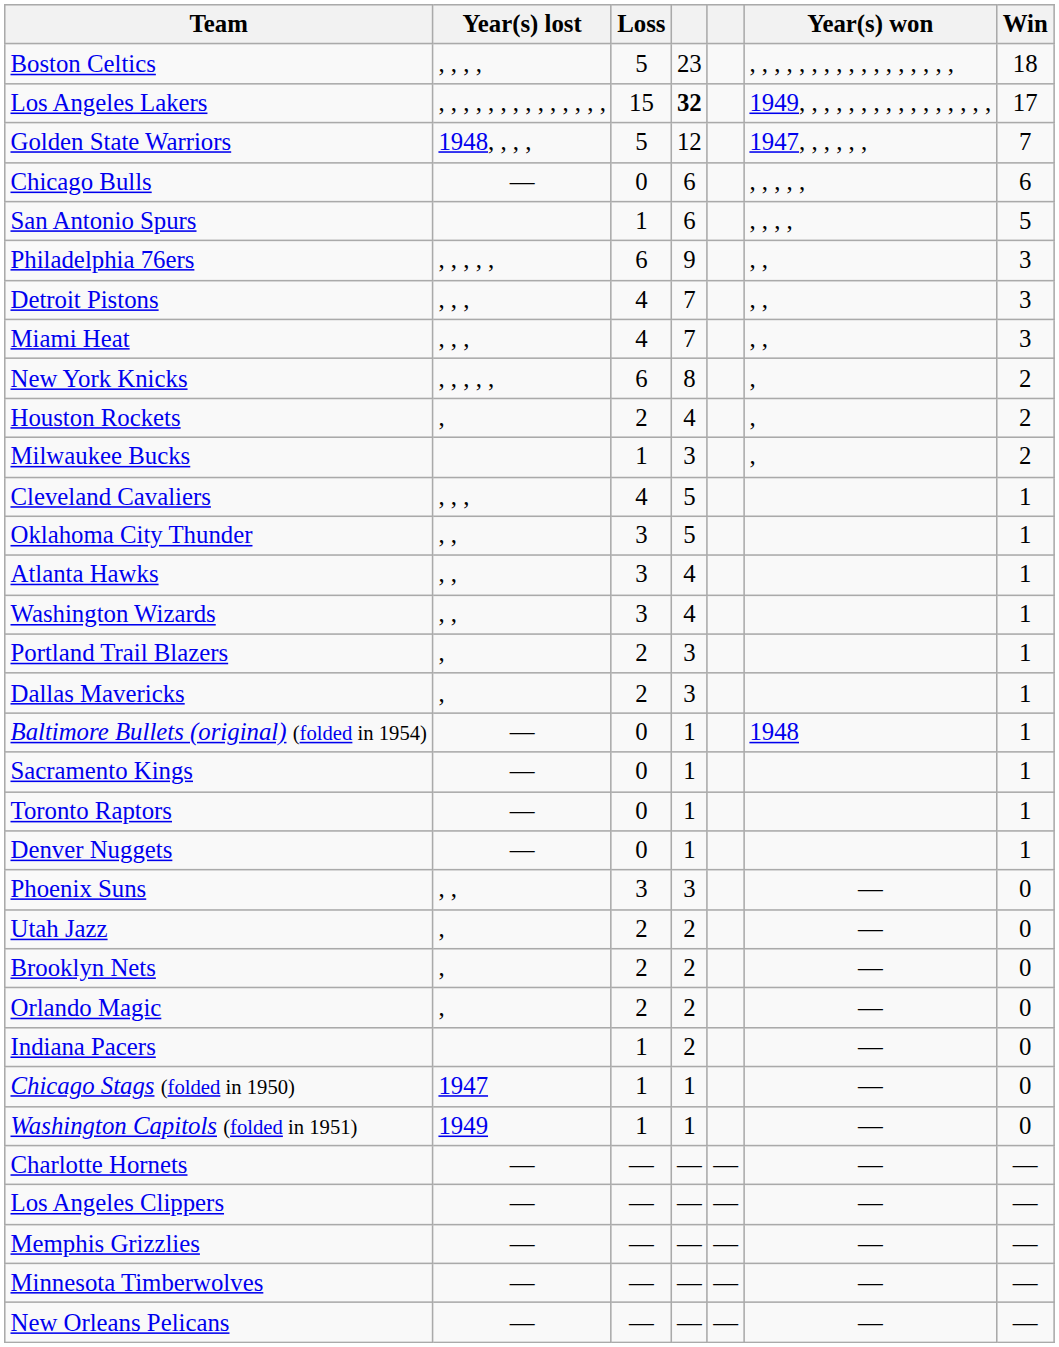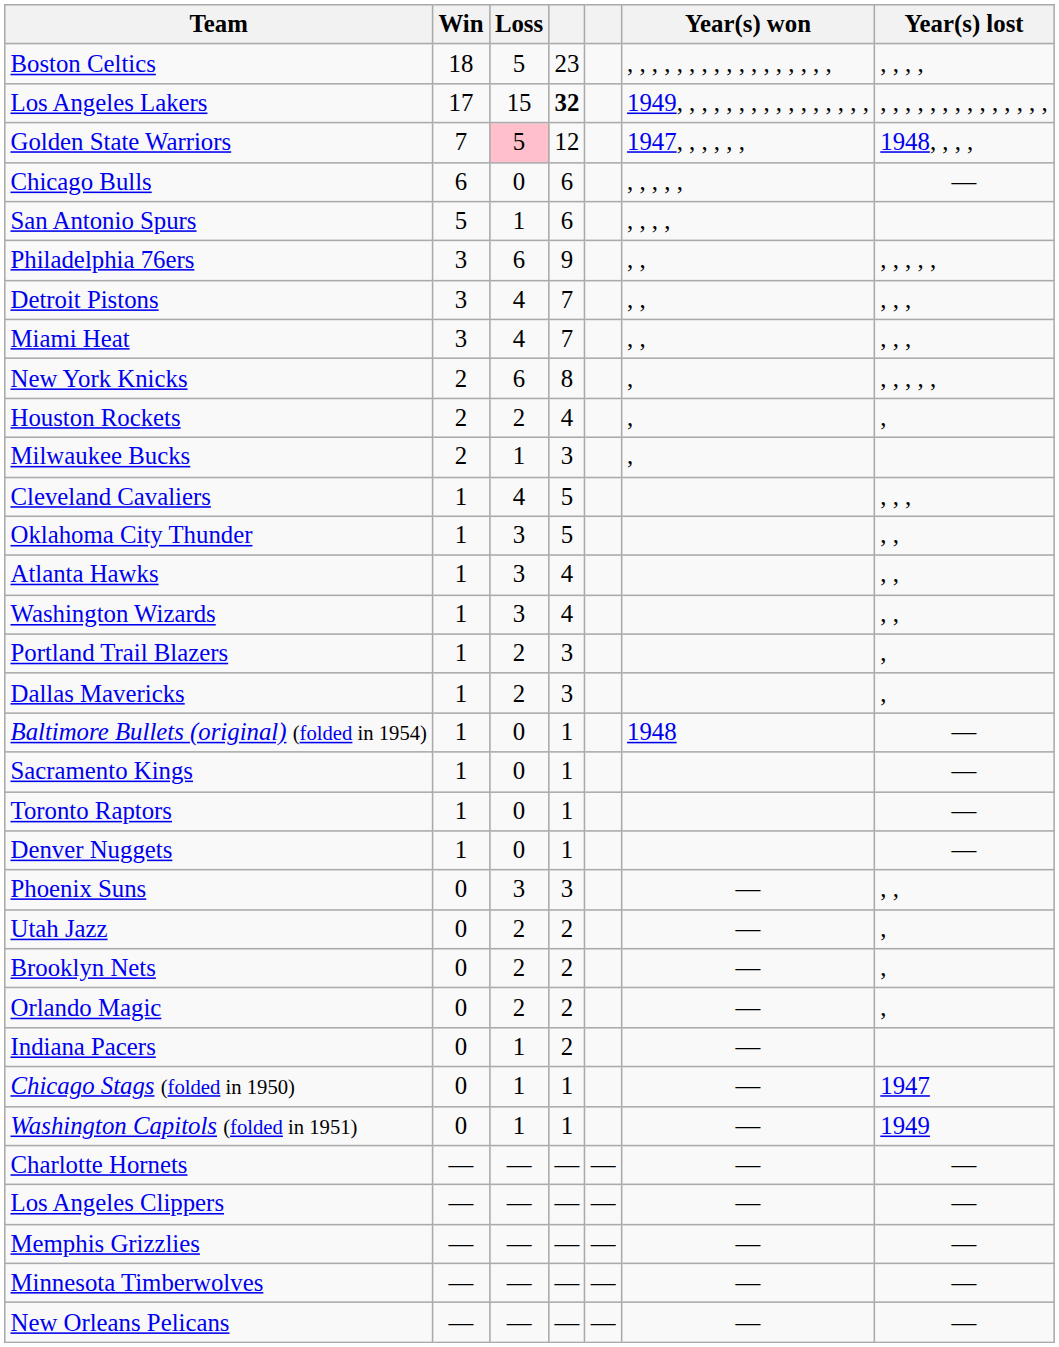columns swapped: (1025, 24) <-> (522, 24)
(641, 142) no background -> (519, 142) pink background
